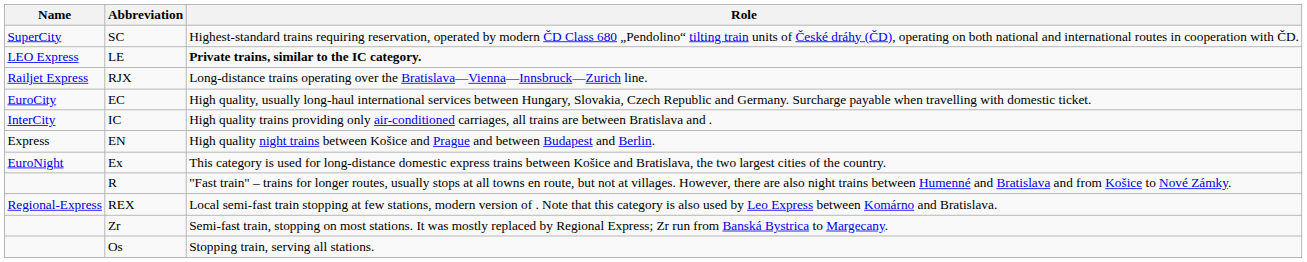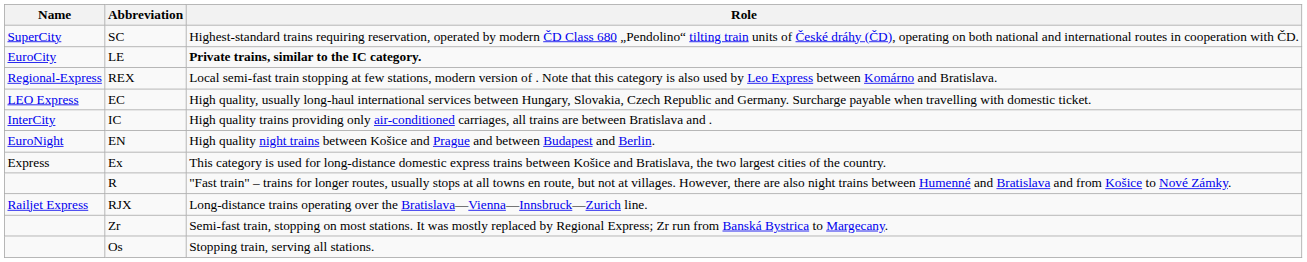(43, 57) LEO Express -> (32, 57) EuroCity
rows swapped: (120, 78) <-> (121, 204)
(32, 99) EuroCity -> (43, 99) LEO Express
(28, 141) Express -> (36, 141) EuroNight
(36, 162) EuroNight -> (28, 162) Express
